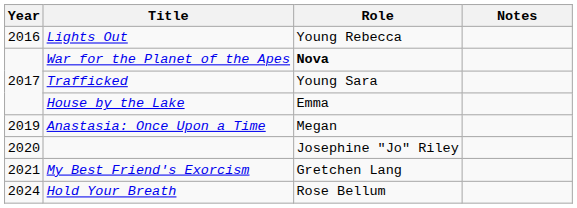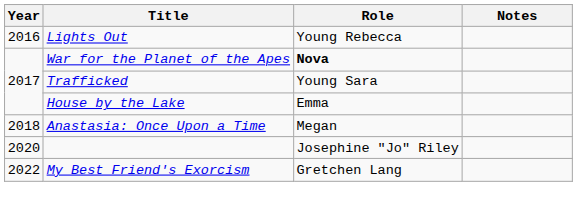(24, 126) 2019 -> (24, 126) 2018
(24, 170) 2021 -> (24, 170) 2022
- row: (112, 192)
